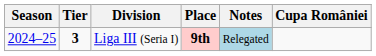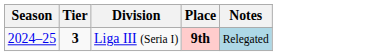- column: (321, 16)
